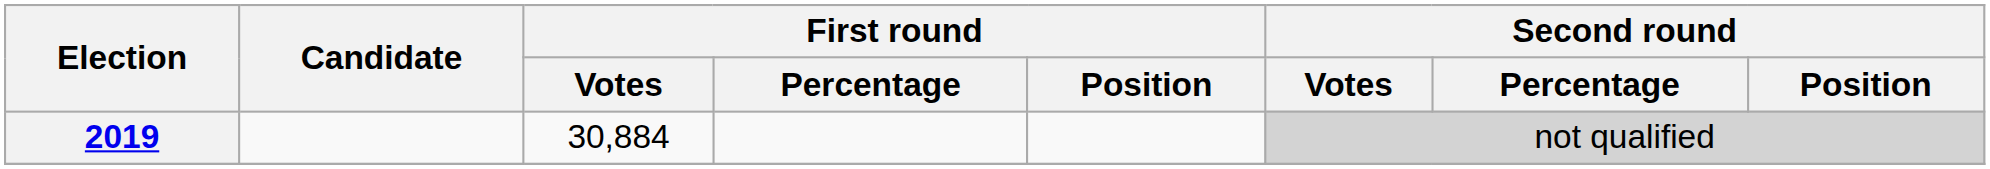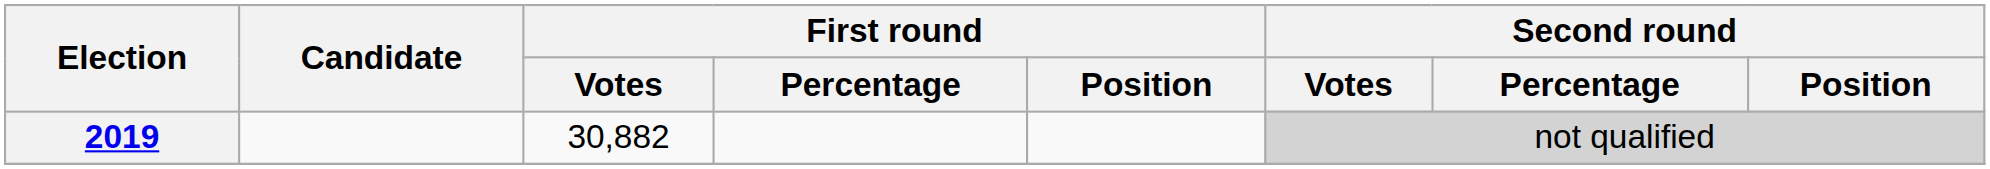(619, 137) 30,884 -> (619, 137) 30,882
